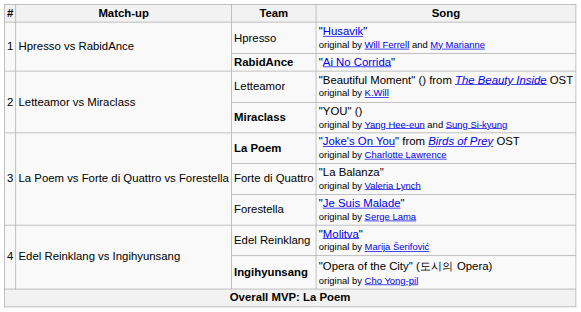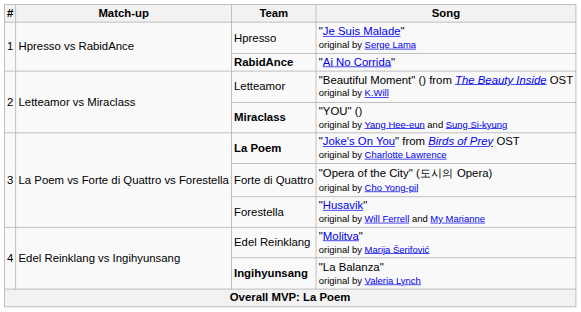(402, 37) "Husavik" original by Will Ferrell and My Marianne -> (367, 37) "Je Suis Malade" original by Serge Lama
(370, 179) "La Balanza" original by Valeria Lynch -> (406, 180) "Opera of the City" (도시의 Opera) original by Cho Yong-pil
(367, 209) "Je Suis Malade" original by Serge Lama -> (402, 212) "Husavik" original by Will Ferrell and My Marianne
(406, 272) "Opera of the City" (도시의 Opera) original by Cho Yong-pil -> (370, 273) "La Balanza" original by Valeria Lynch
